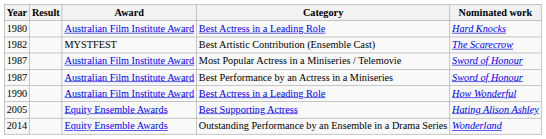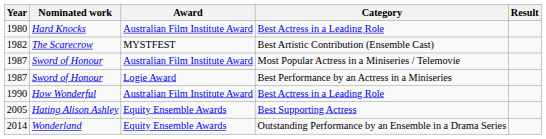columns swapped: (495, 12) <-> (46, 12)
(129, 77) Australian Film Institute Award -> (150, 77) Logie Award
